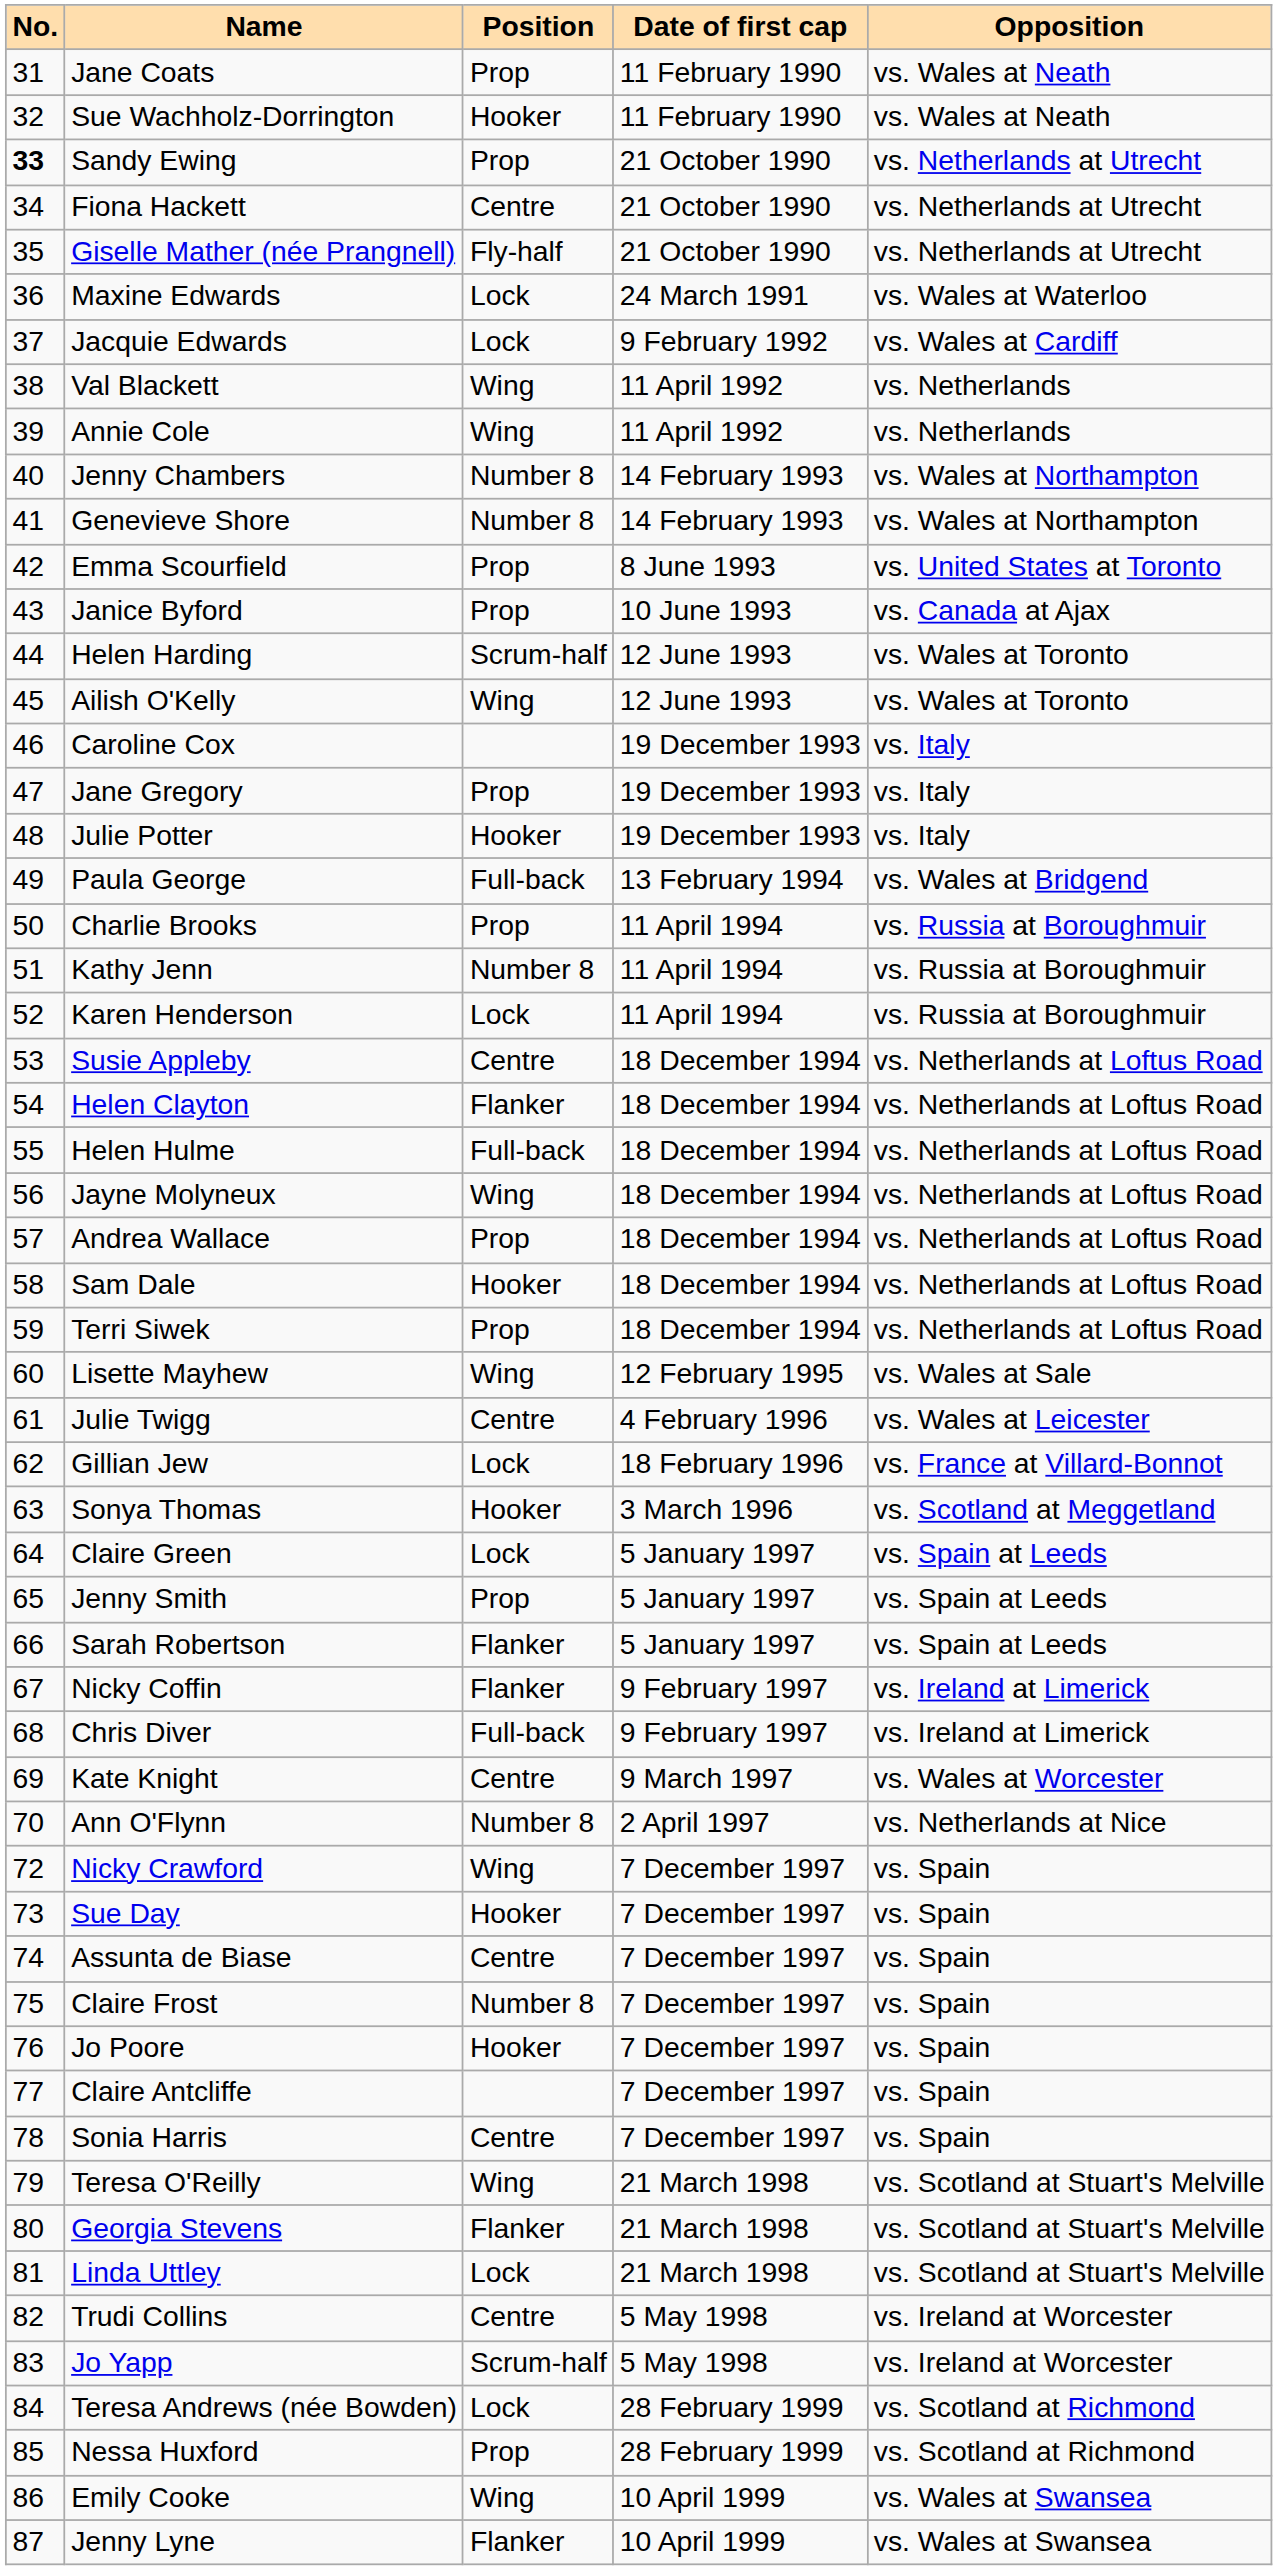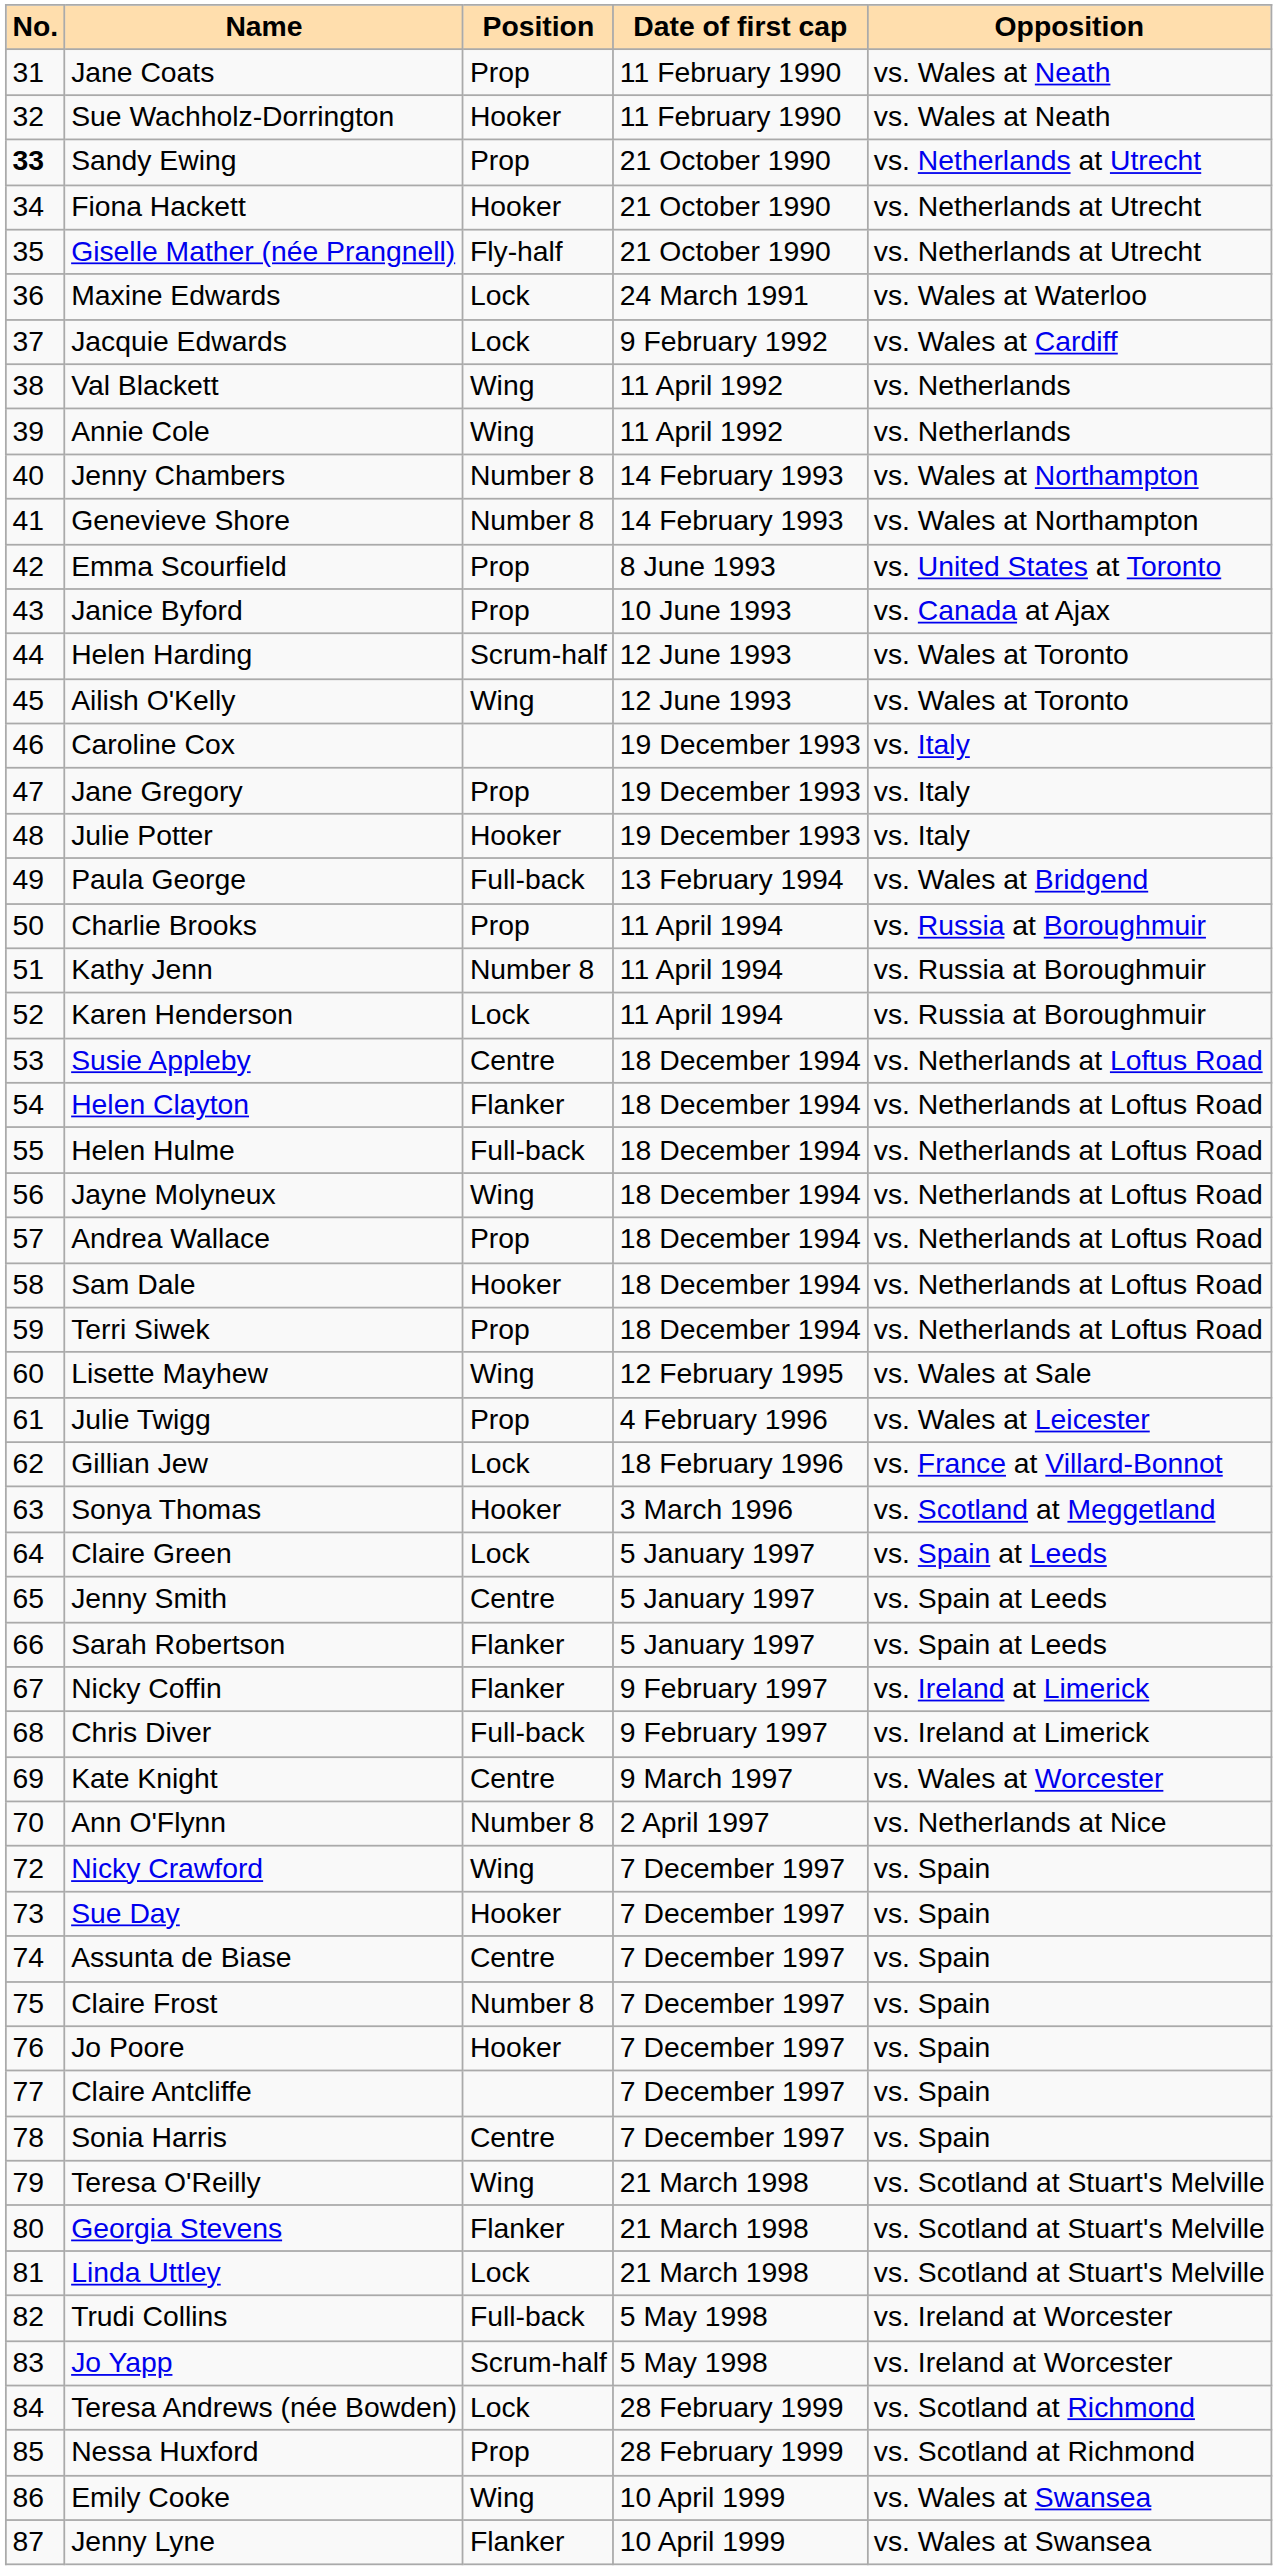(512, 206) Centre -> (516, 206) Hooker
(512, 1419) Centre -> (500, 1419) Prop
(500, 1598) Prop -> (512, 1598) Centre
(512, 2317) Centre -> (527, 2317) Full-back
